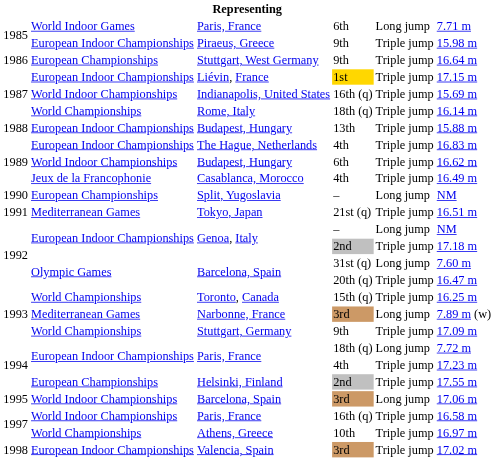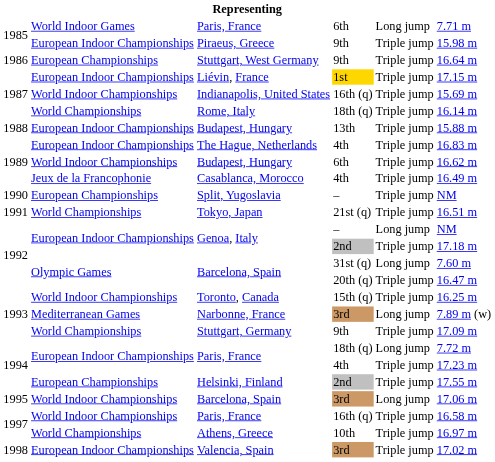(403, 195) Long jump -> (405, 195) Triple jump
(86, 212) Mediterranean Games -> (86, 212) World Championships
(86, 297) World Championships -> (104, 297) World Indoor Championships
